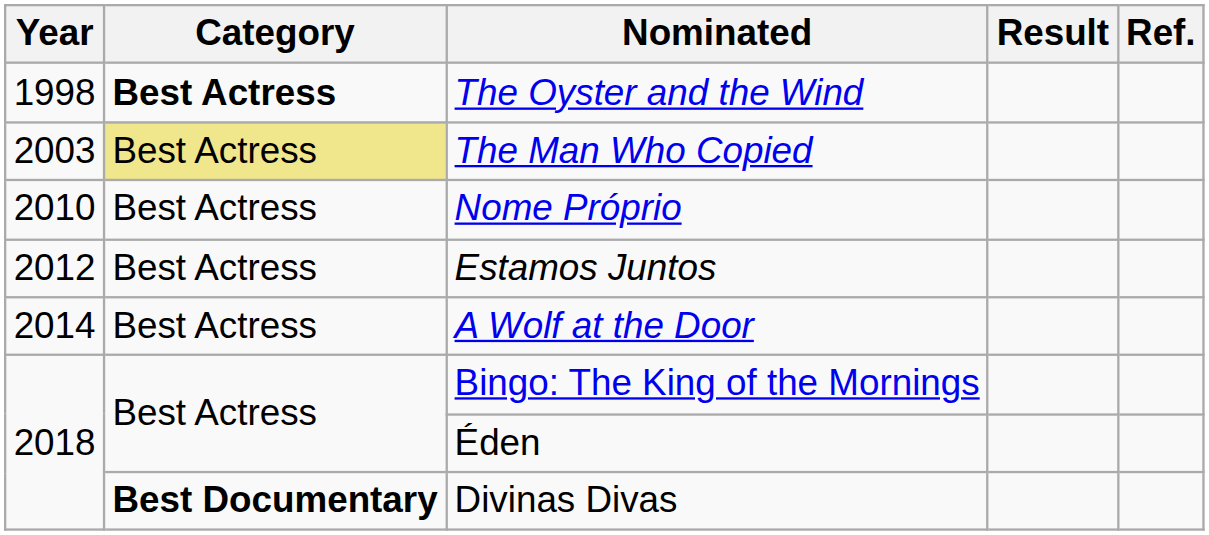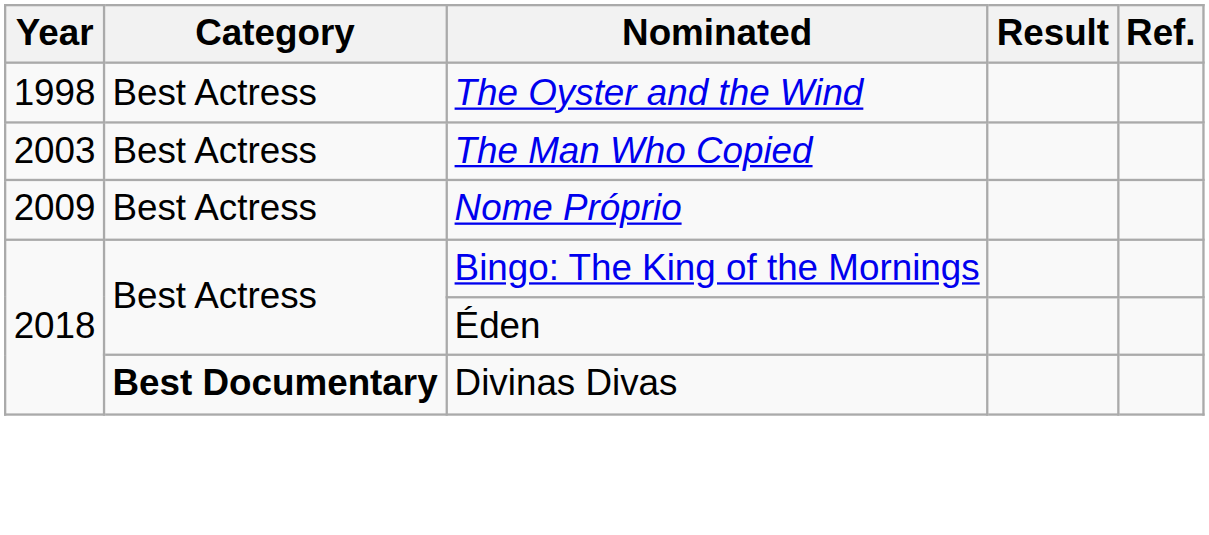(224, 92) bold -> (215, 92) normal
(215, 150) khaki background -> (215, 150) no background
(55, 208) 2010 -> (55, 208) 2009
- row: (585, 267)
- row: (604, 325)
